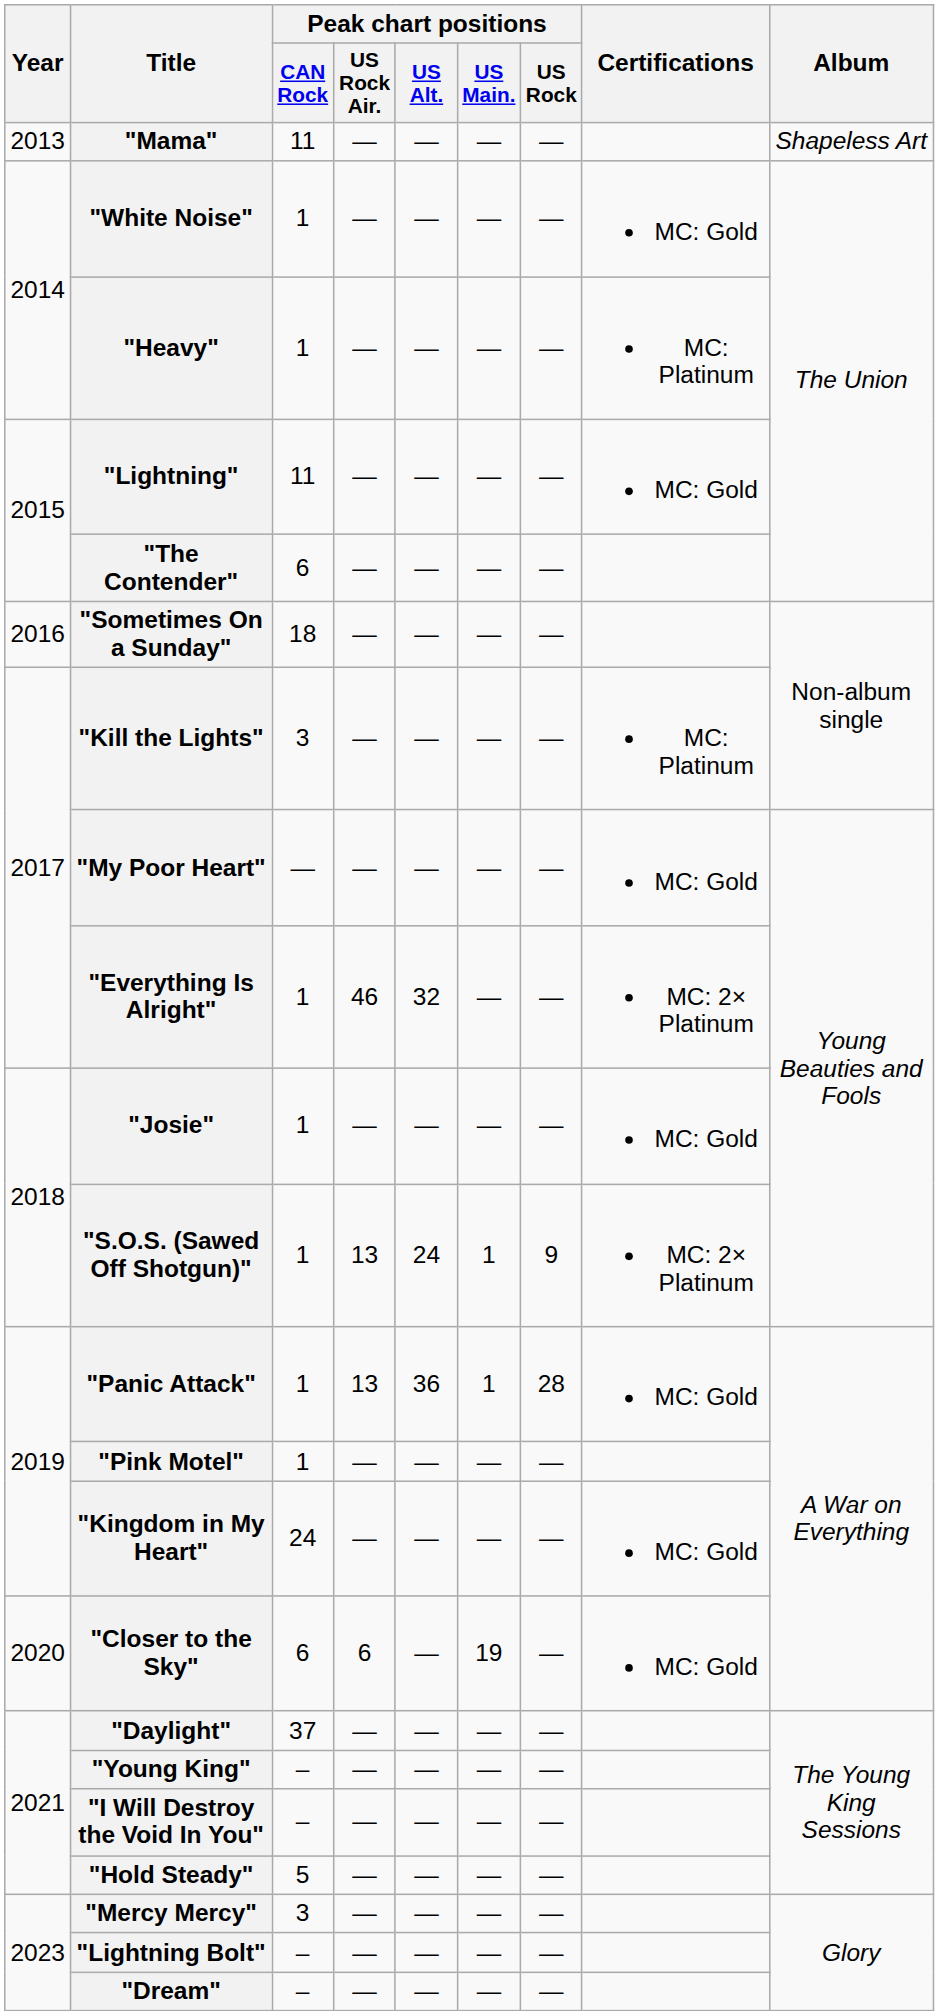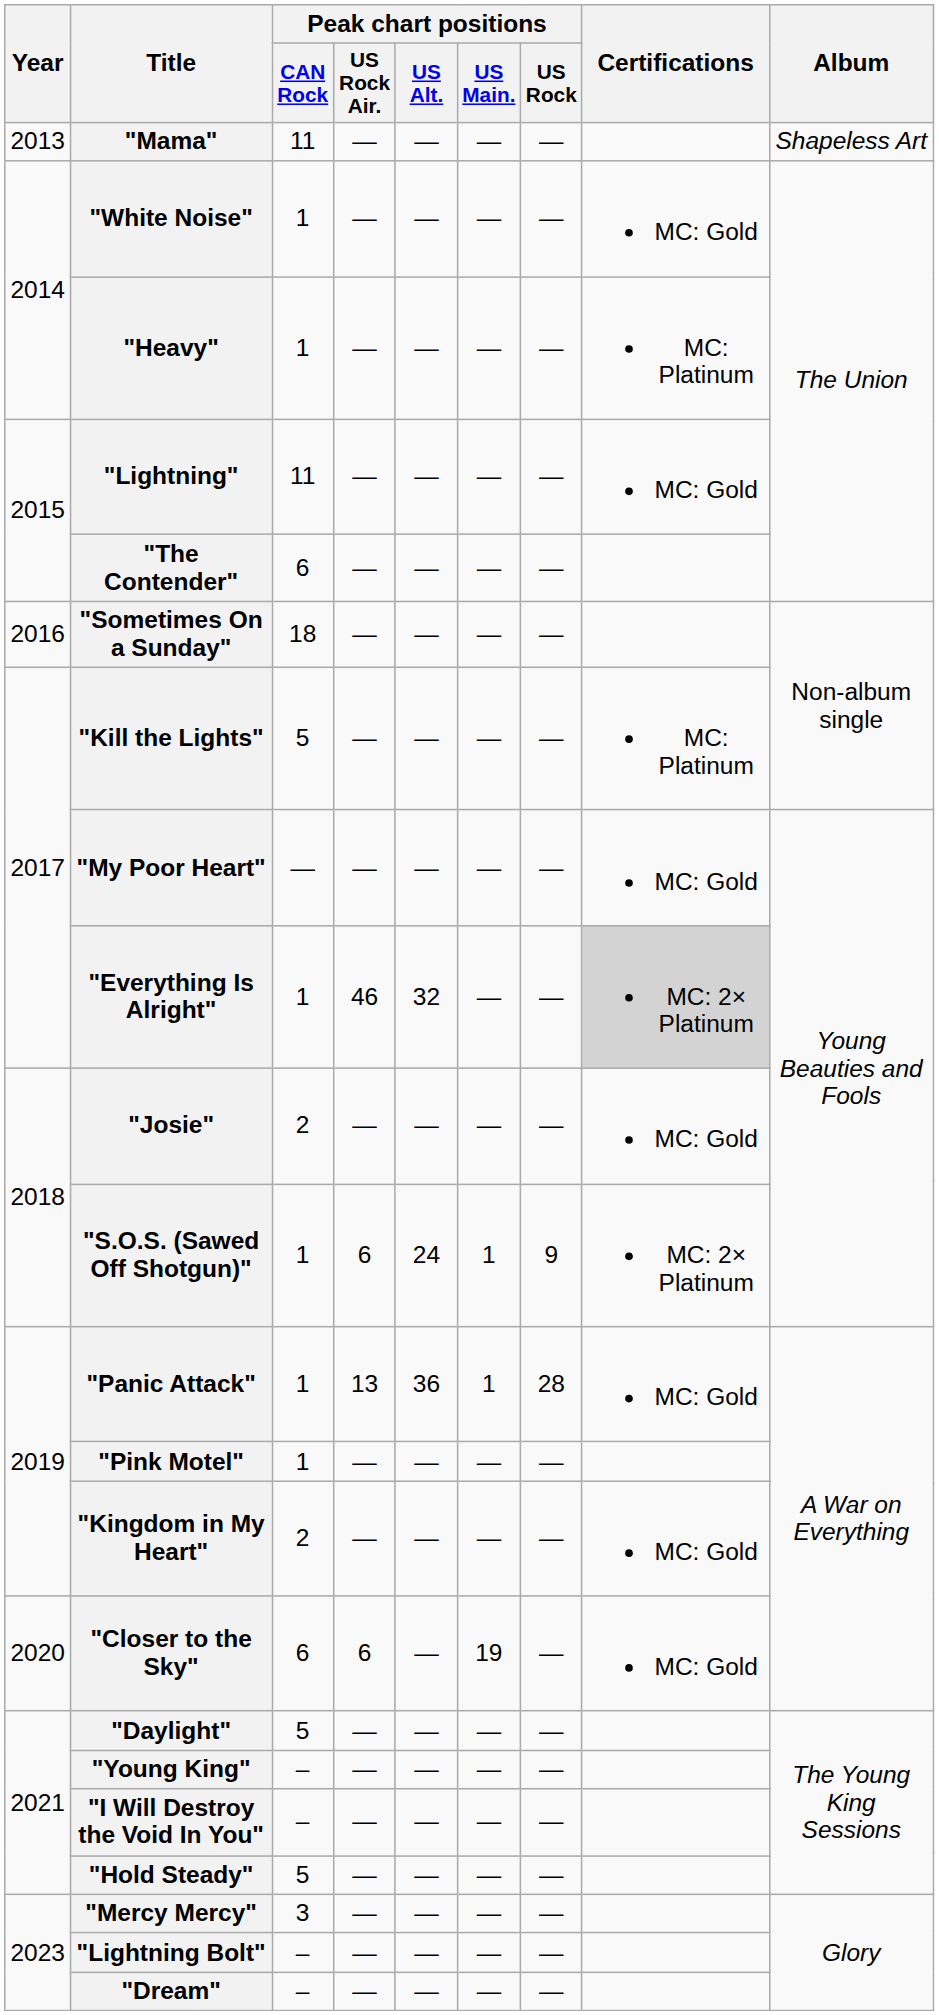(303, 738) 3 -> (303, 738) 5
(676, 1011) no background -> (676, 1011) lightgrey background
(303, 1125) 1 -> (303, 1125) 2
(365, 1254) 13 -> (365, 1254) 6
(303, 1538) 24 -> (303, 1538) 2
(303, 1730) 37 -> (303, 1730) 5
